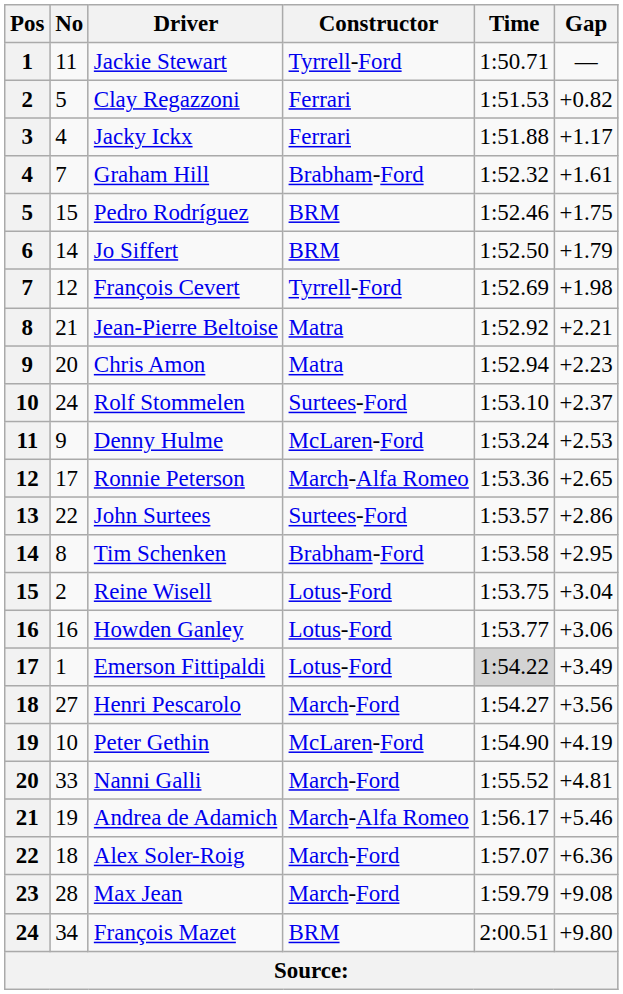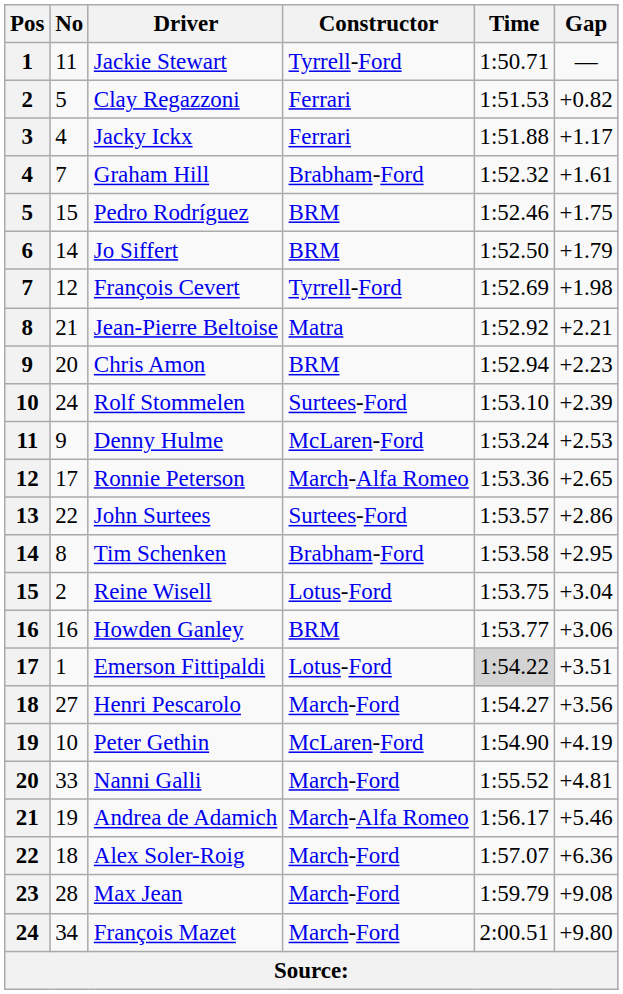(316, 364) Matra -> (314, 364) BRM
(586, 402) +2.37 -> (586, 402) +2.39
(340, 629) Lotus-Ford -> (314, 629) BRM
(586, 666) +3.49 -> (586, 666) +3.51
(314, 931) BRM -> (344, 931) March-Ford
